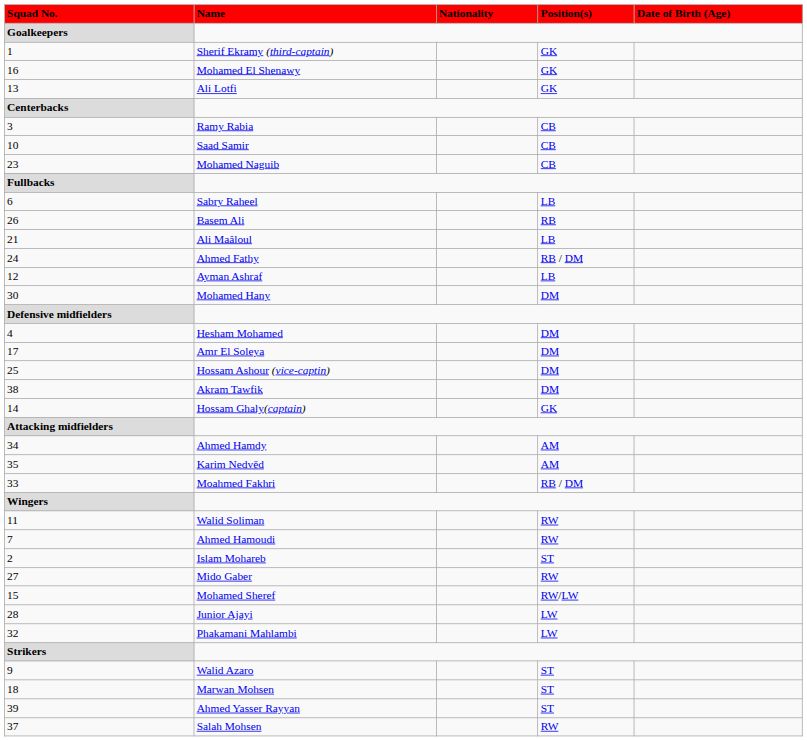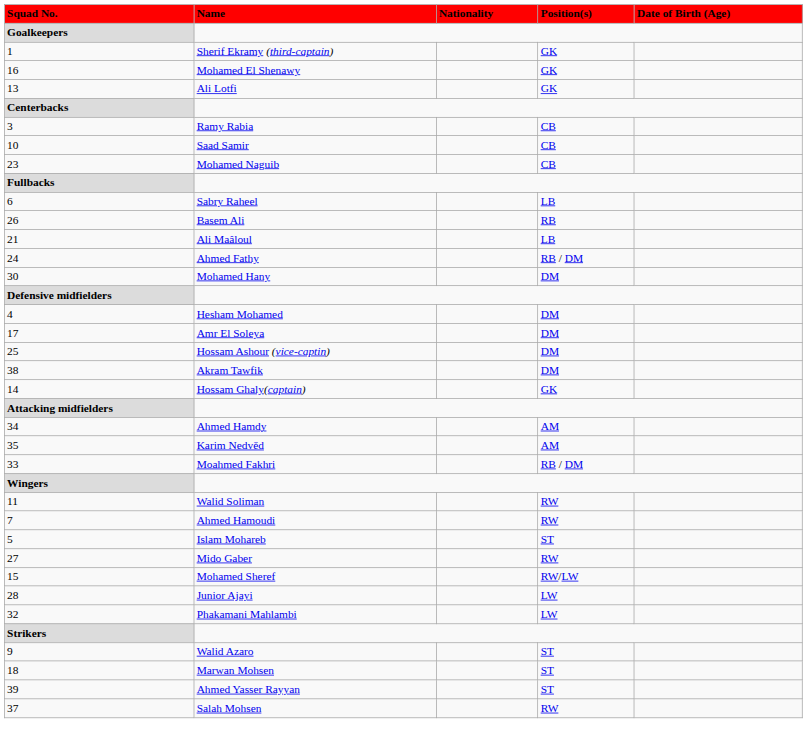- row: (229, 276)
(10, 558) 2 -> (10, 539) 5
